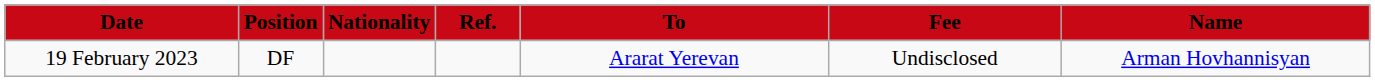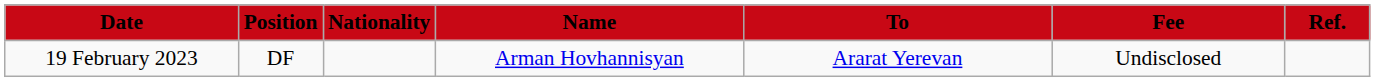columns swapped: (1216, 22) <-> (478, 22)
